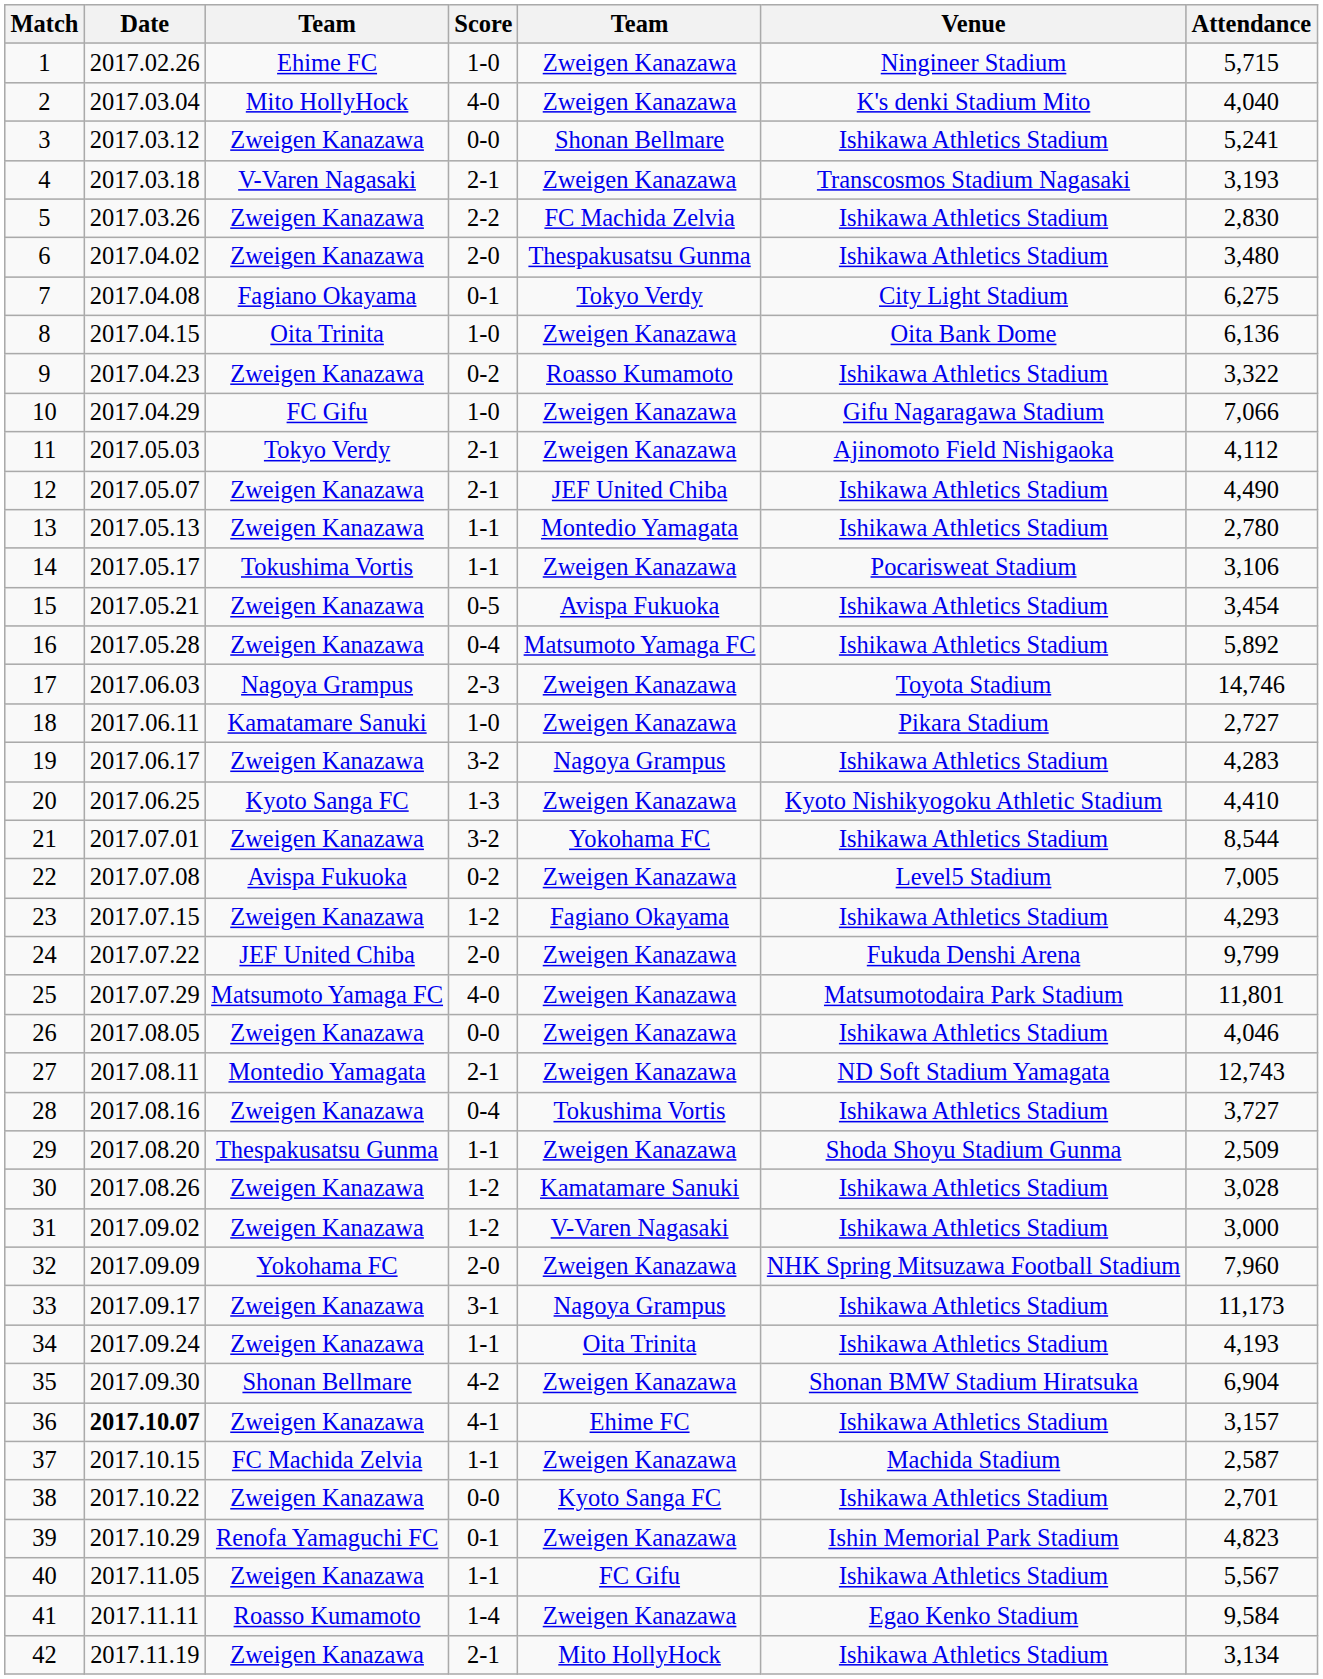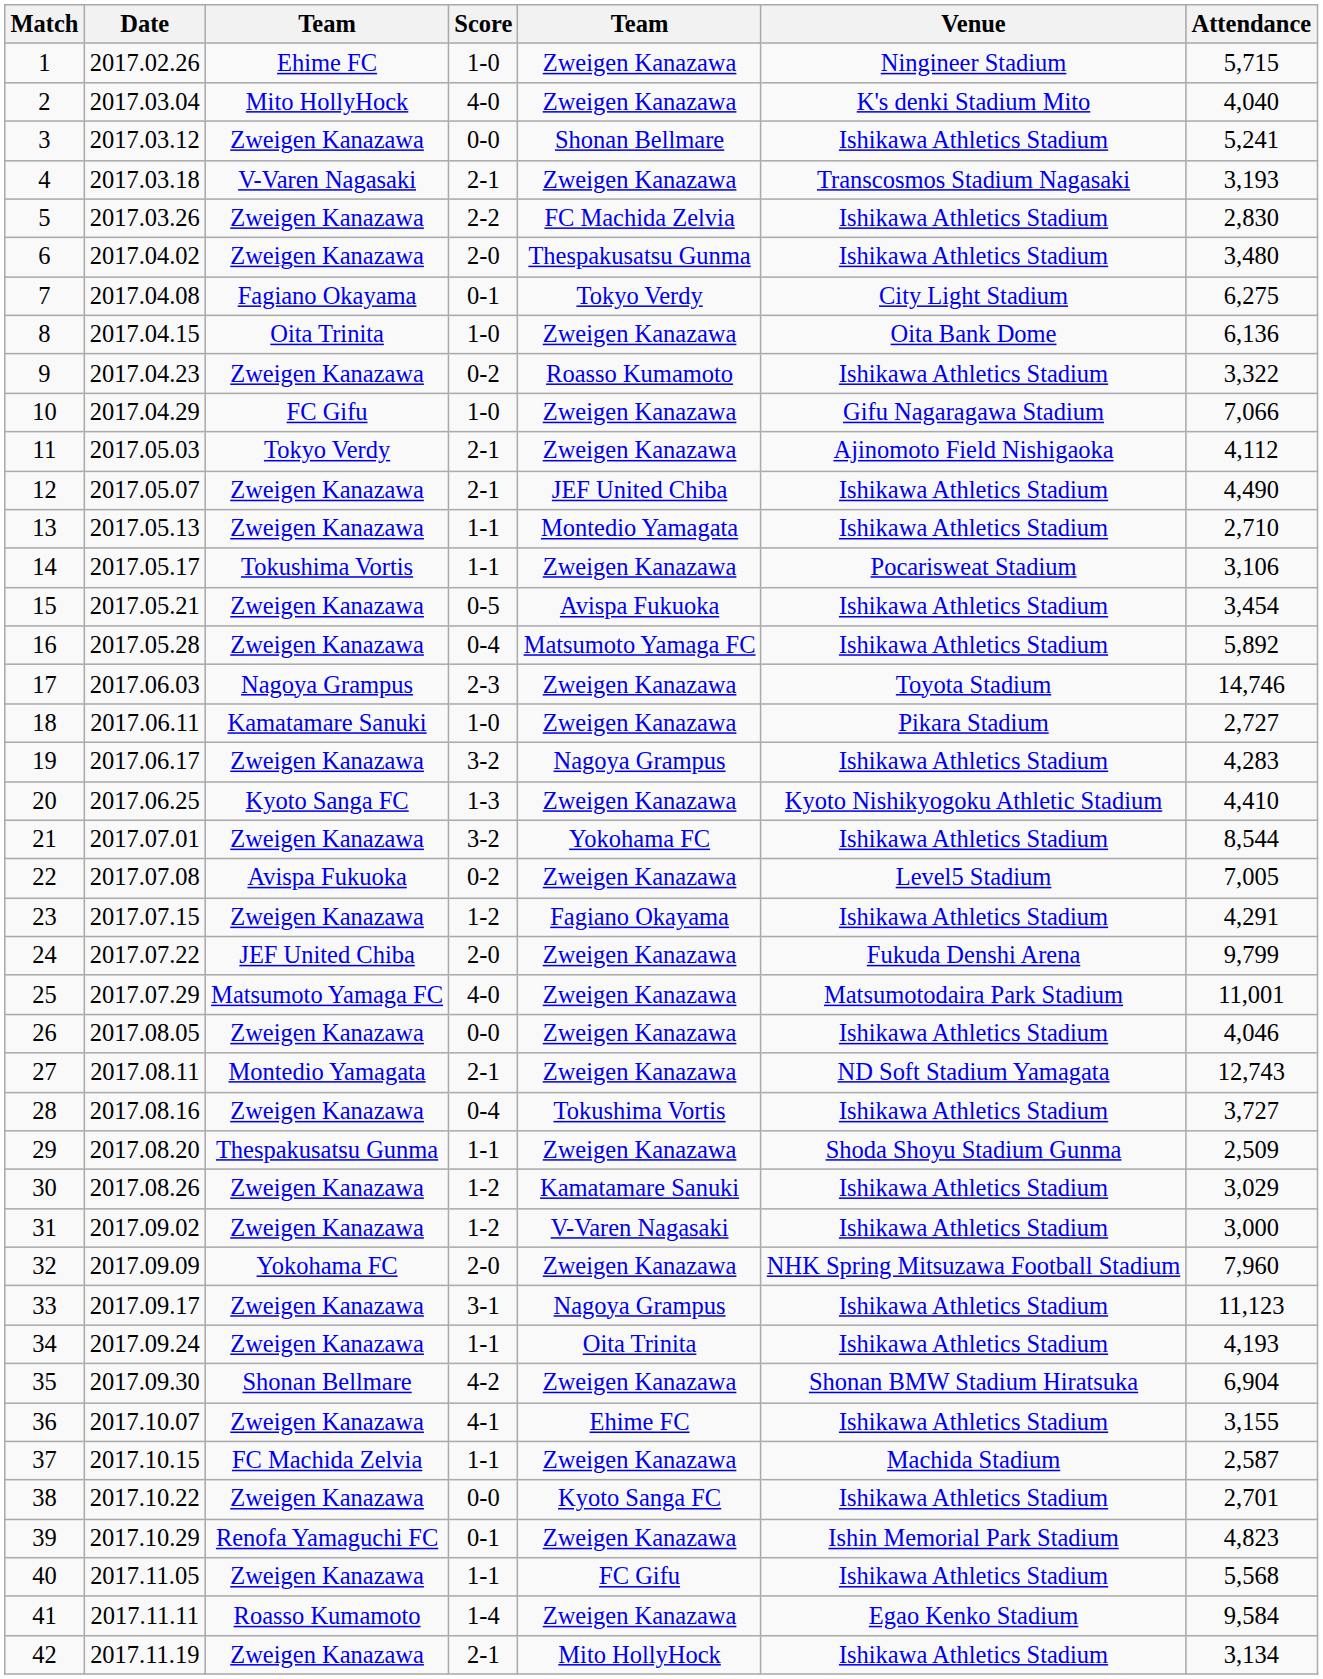(1251, 528) 2,780 -> (1251, 528) 2,710
(1251, 916) 4,293 -> (1251, 916) 4,291
(1251, 994) 11,801 -> (1251, 994) 11,001
(1251, 1188) 3,028 -> (1251, 1188) 3,029
(1251, 1305) 11,173 -> (1251, 1305) 11,123
(145, 1421) bold -> (145, 1421) normal
(1251, 1421) 3,157 -> (1251, 1421) 3,155
(1251, 1576) 5,567 -> (1251, 1576) 5,568
